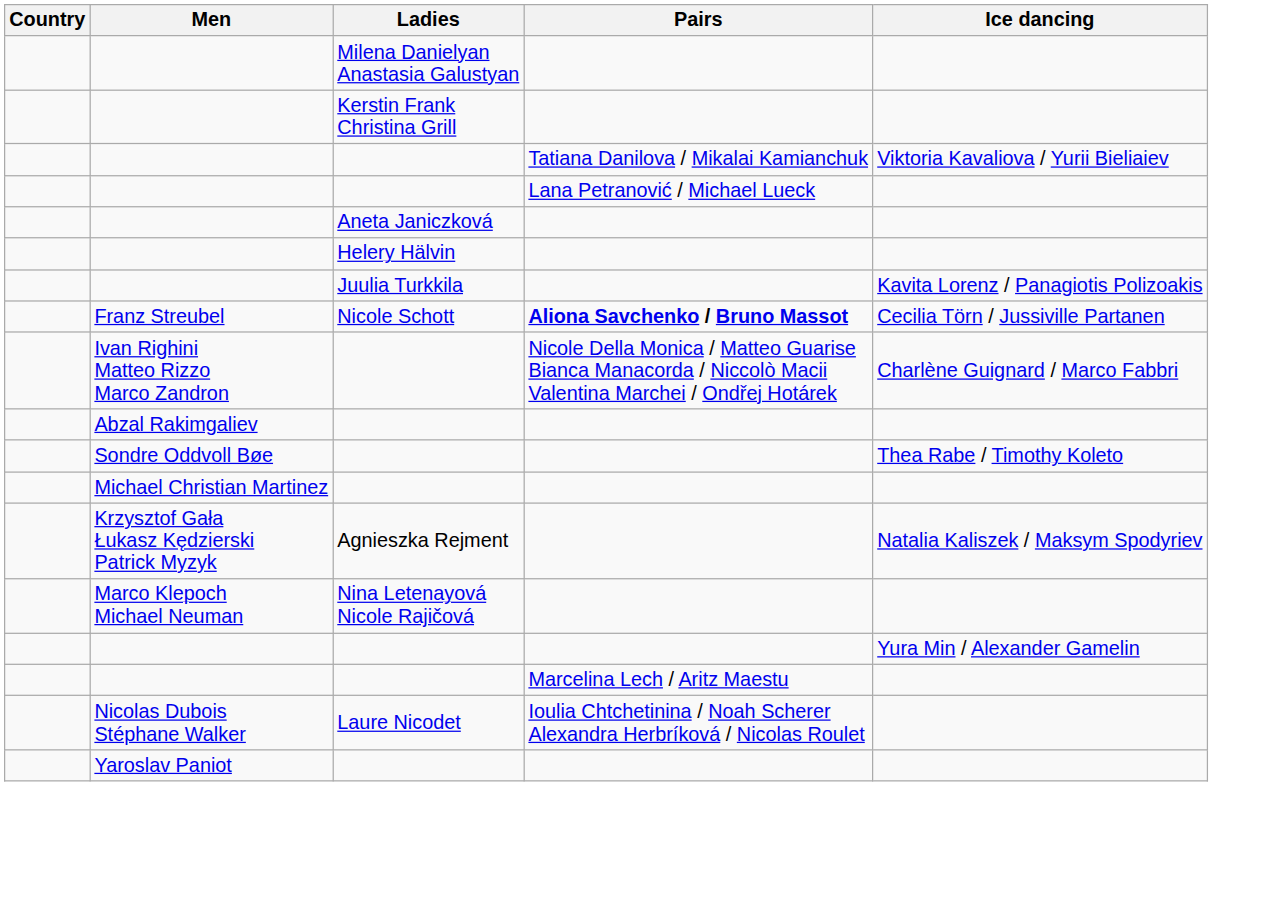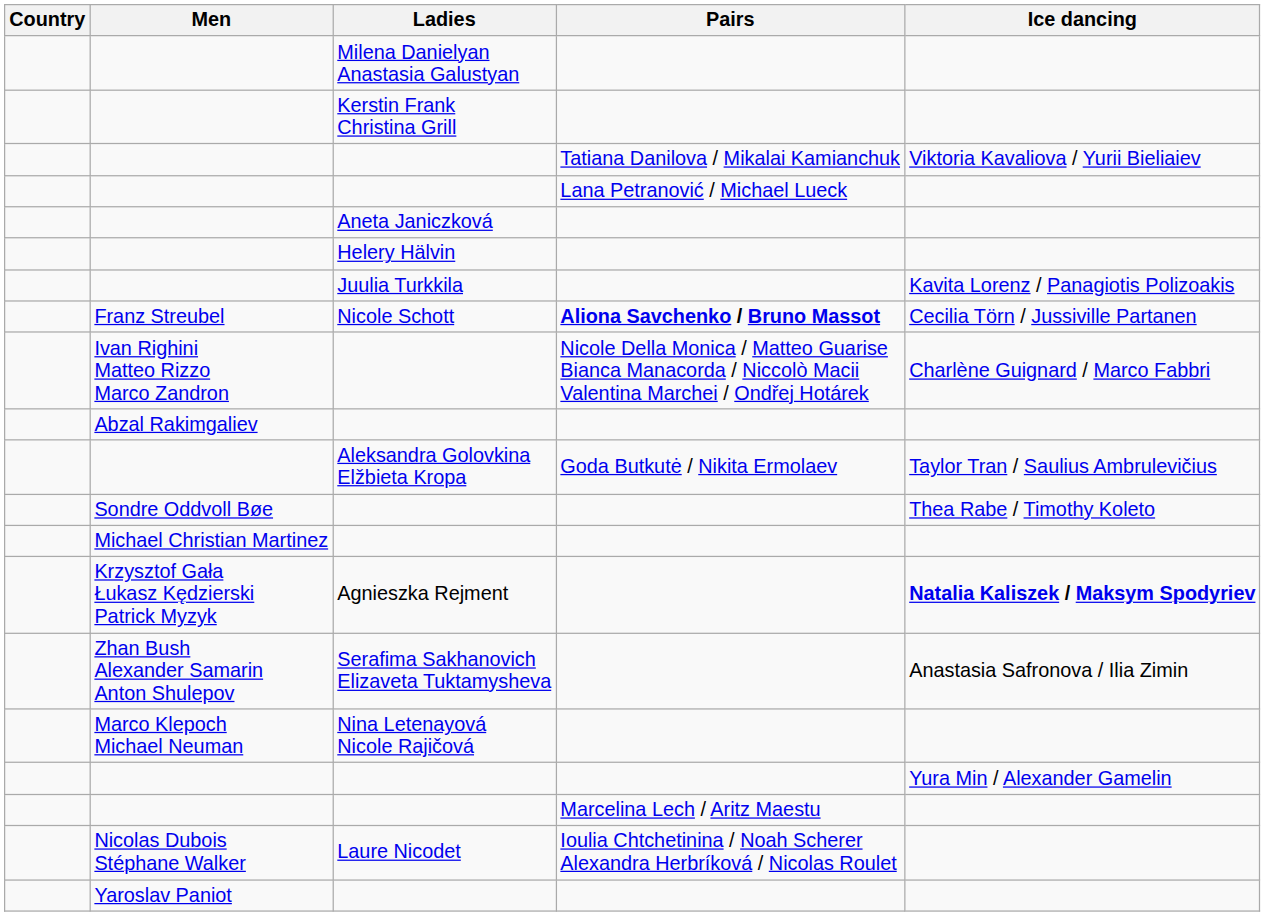+ row: (211, 467)
(1040, 540) normal -> (1082, 594) bold
+ row: (179, 670)
